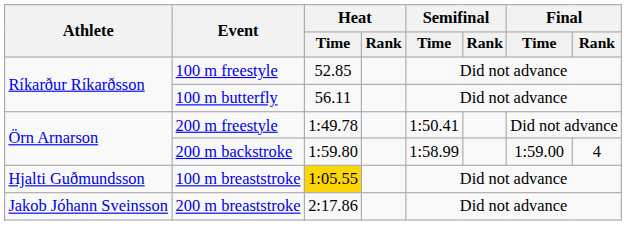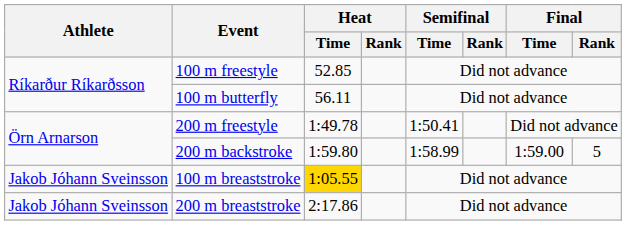(597, 152) 4 -> (597, 152) 5
(77, 179) Hjalti Guðmundsson -> (88, 179) Jakob Jóhann Sveinsson
